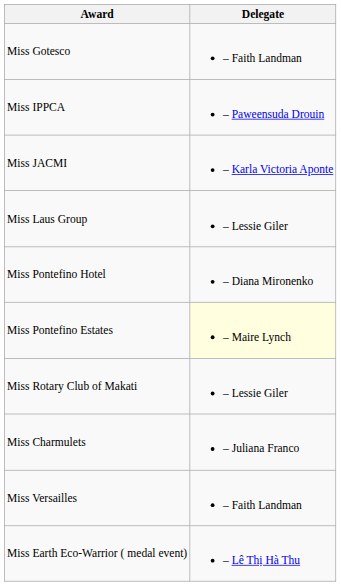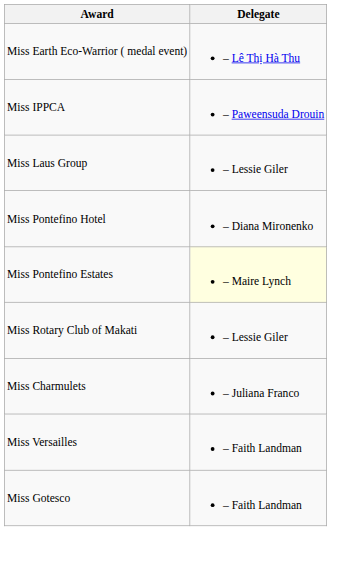rows swapped: (97, 553) <-> (39, 51)
- row: (37, 163)
